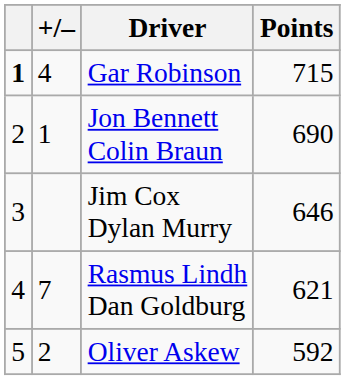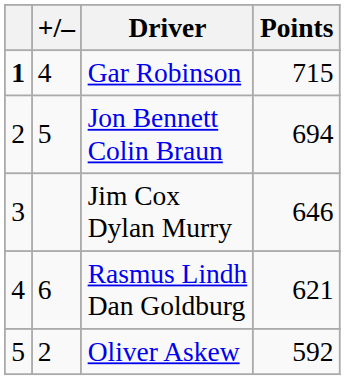(45, 134) 1 -> (45, 134) 5
(313, 134) 690 -> (313, 134) 694
(45, 290) 7 -> (45, 290) 6
